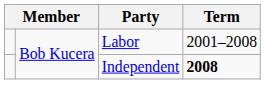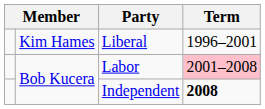+ row: (124, 41)
(222, 41) no background -> (222, 66) pink background
